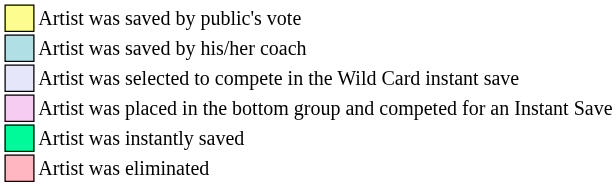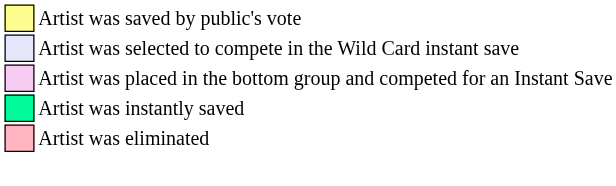- row: (172, 48)
